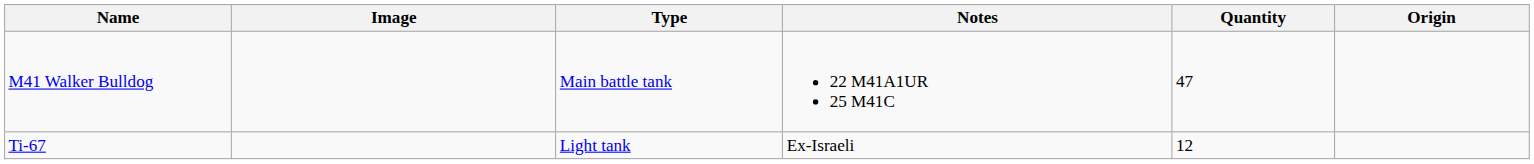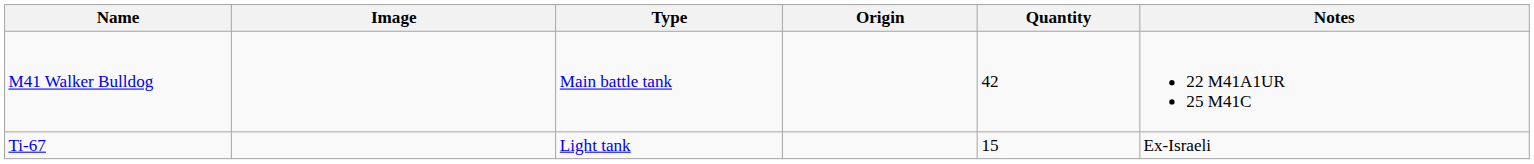columns swapped: (1432, 18) <-> (977, 18)
(1185, 81) 47 -> (990, 81) 42
(1185, 145) 12 -> (990, 145) 15
